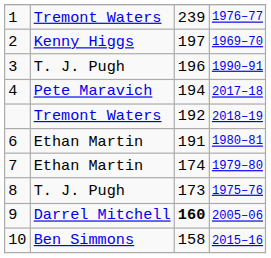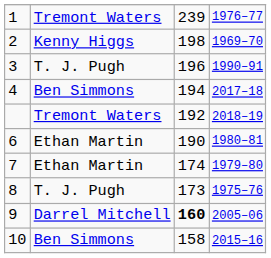(192, 42) 197 -> (192, 42) 198
(93, 91) Pete Maravich -> (84, 91) Ben Simmons
(192, 141) 191 -> (192, 141) 190
